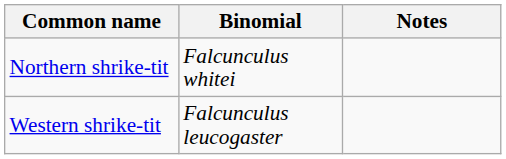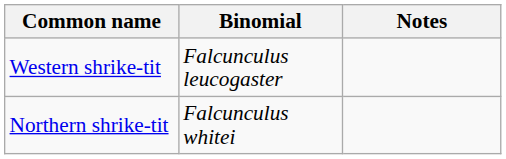rows swapped: (85, 124) <-> (89, 67)
